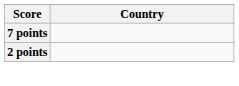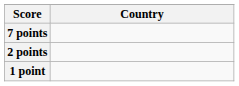+ row: (27, 71)
